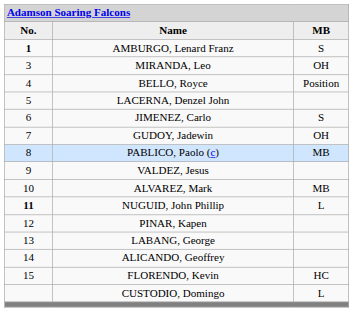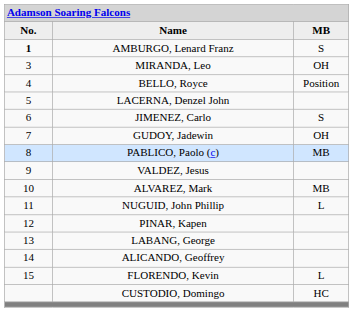(28, 205) bold -> (28, 205) normal
(321, 275) HC -> (321, 275) L
(321, 293) L -> (321, 293) HC
